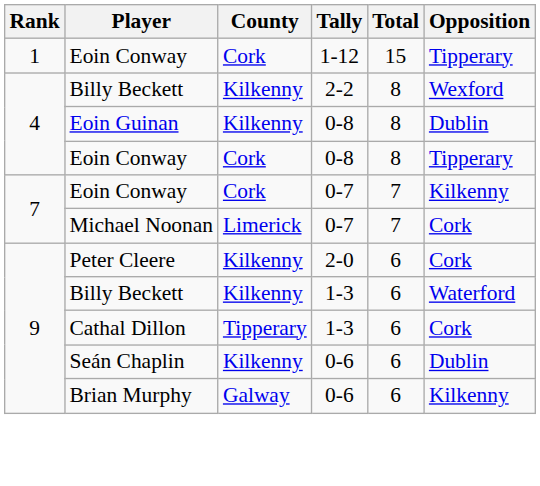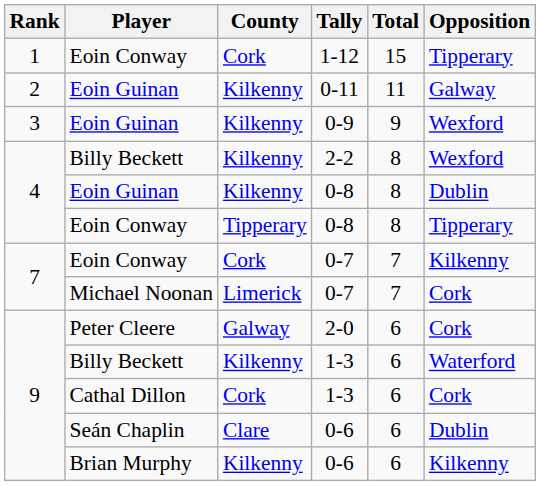+ row: (124, 89)
+ row: (124, 123)
(244, 157) Cork -> (265, 225) Tipperary
(263, 259) Kilkenny -> (256, 327) Galway
(265, 327) Tipperary -> (244, 395) Cork
(263, 361) Kilkenny -> (246, 429) Clare
(256, 395) Galway -> (263, 463) Kilkenny
